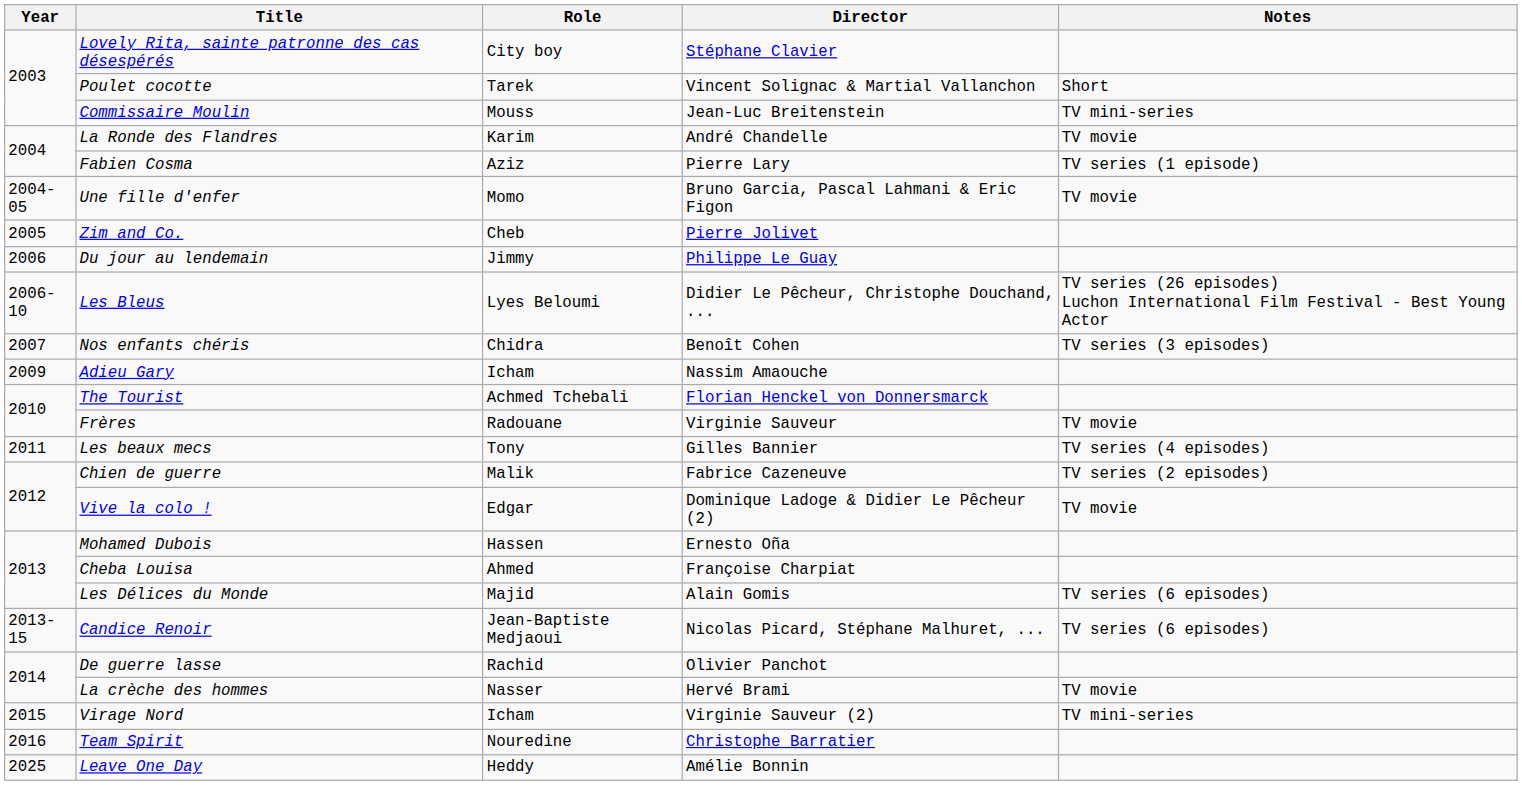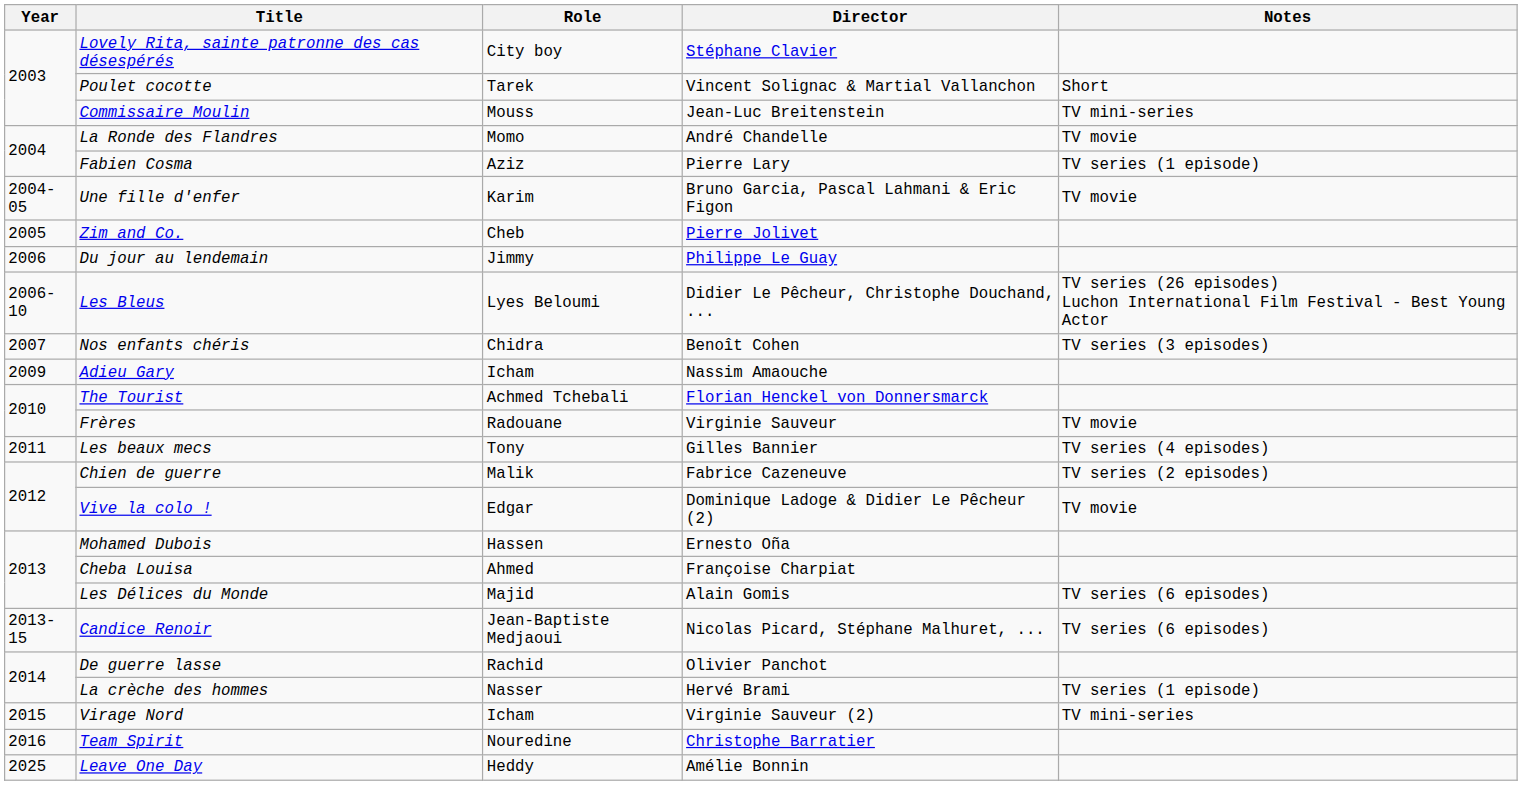(510, 138) Karim -> (506, 138) Momo
(506, 198) Momo -> (510, 198) Karim
(1099, 690) TV movie -> (1161, 690) TV series (1 episode)
